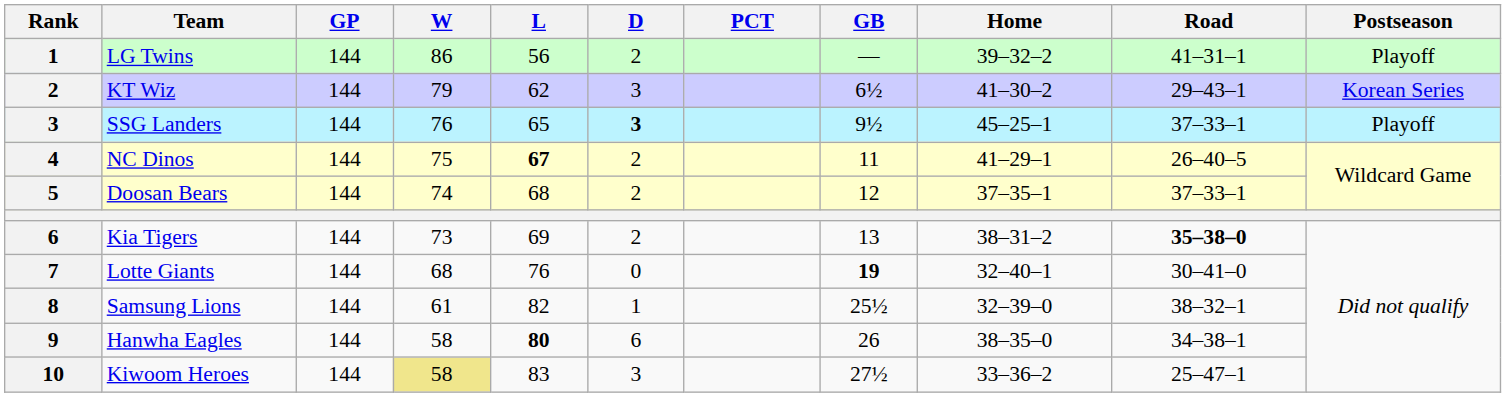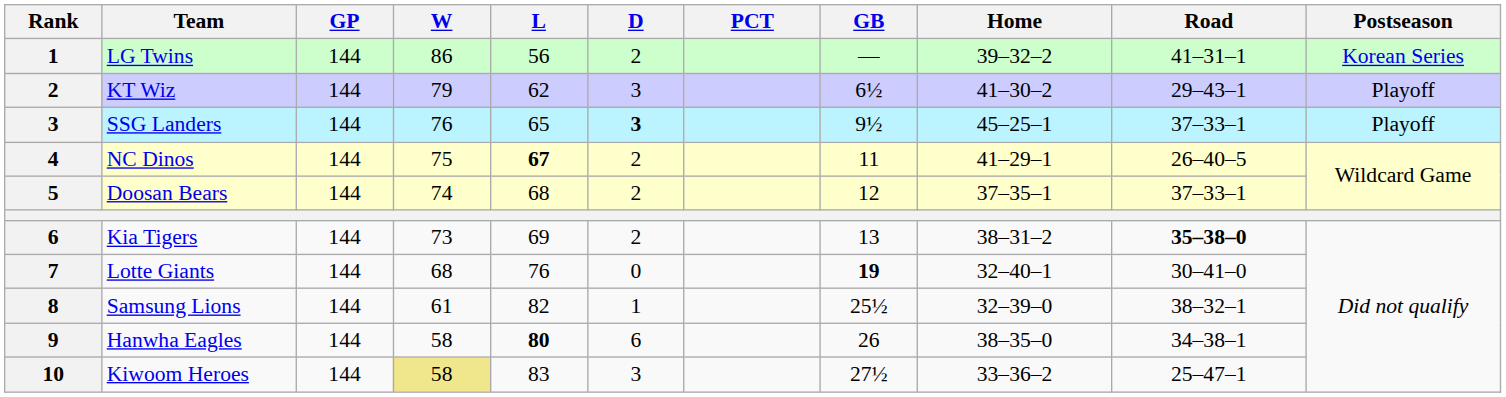(1403, 55) Playoff -> (1403, 55) Korean Series
(1403, 90) Korean Series -> (1403, 90) Playoff
